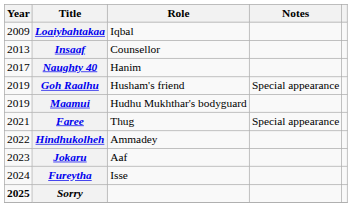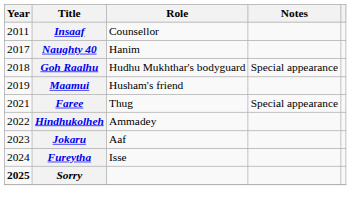- row: (70, 31)
(18, 49) 2013 -> (18, 31) 2011
(18, 85) 2019 -> (18, 67) 2018
(147, 85) Husham's friend -> (177, 67) Hudhu Mukhthar's bodyguard
(178, 103) Hudhu Mukhthar's bodyguard -> (146, 85) Husham's friend
